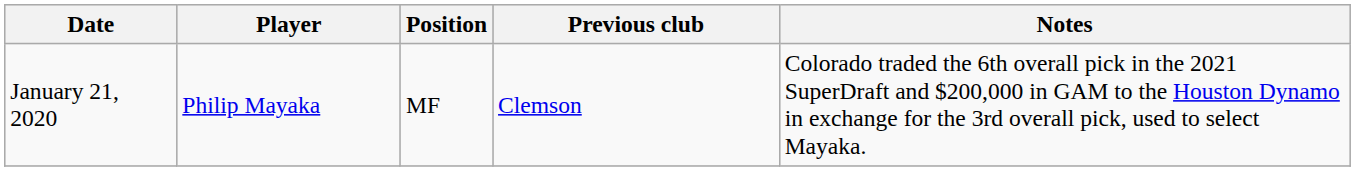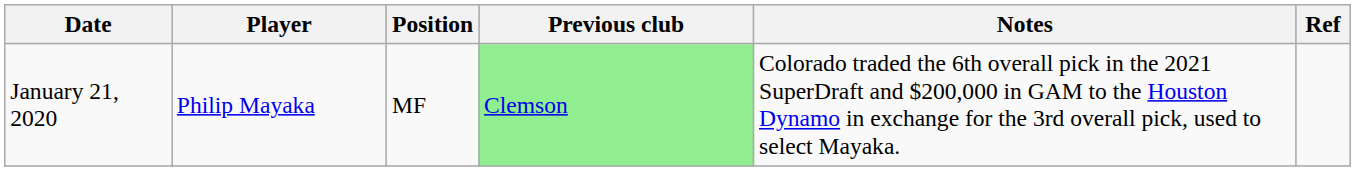+ column: (1323, 24)
(540, 104) no background -> (526, 104) lightgreen background
